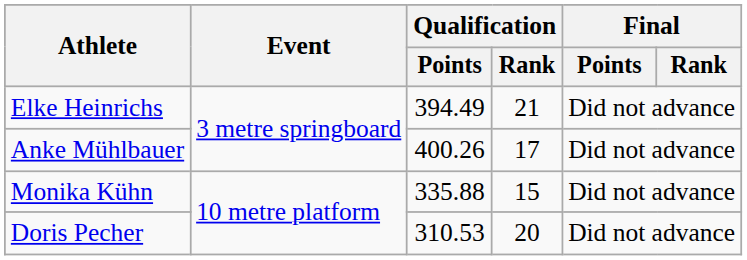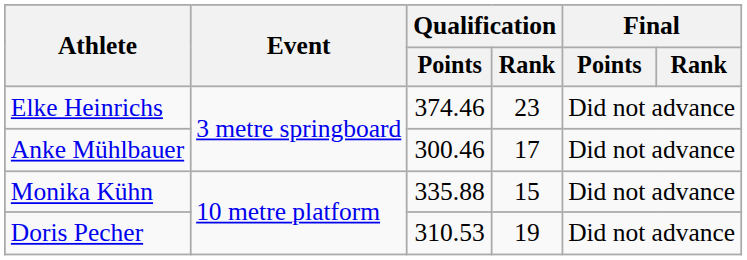(450, 107) 394.49 -> (450, 107) 374.46
(527, 107) 21 -> (527, 107) 23
(450, 149) 400.26 -> (450, 149) 300.46
(527, 233) 20 -> (527, 233) 19
